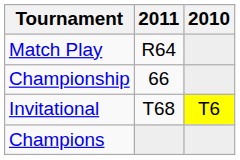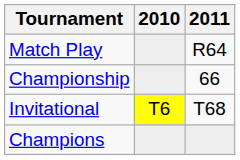columns swapped: (209, 19) <-> (159, 19)
